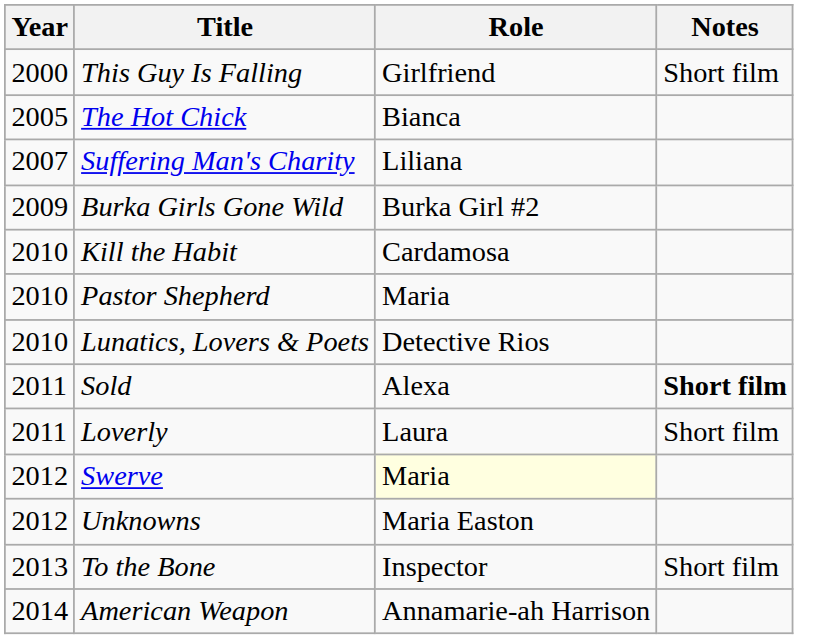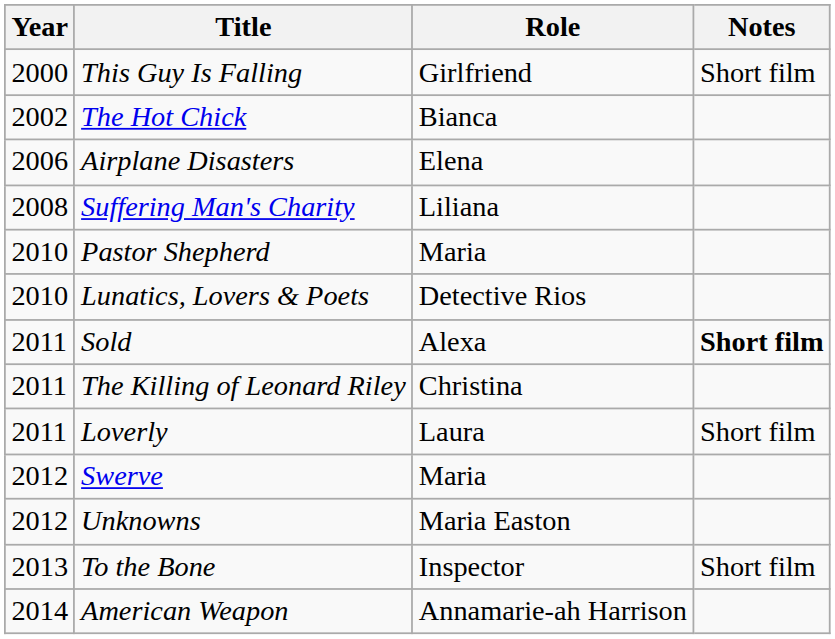(40, 116) 2005 -> (40, 116) 2002
+ row: (188, 161)
(40, 161) 2007 -> (40, 206) 2008
- row: (212, 206)
- row: (159, 251)
+ row: (243, 386)
(416, 476) lightyellow background -> (453, 476) no background
